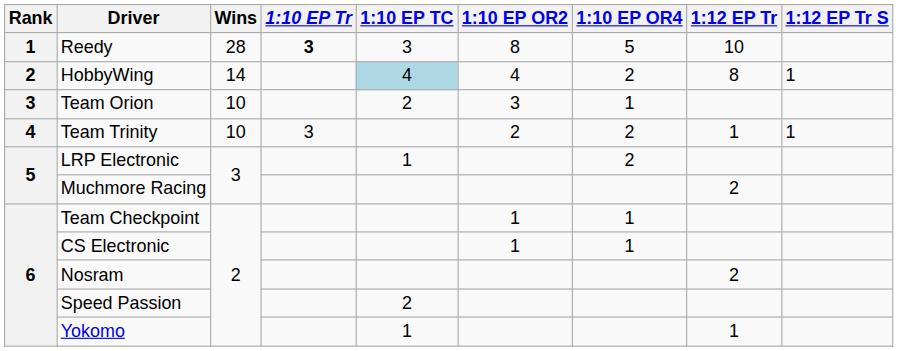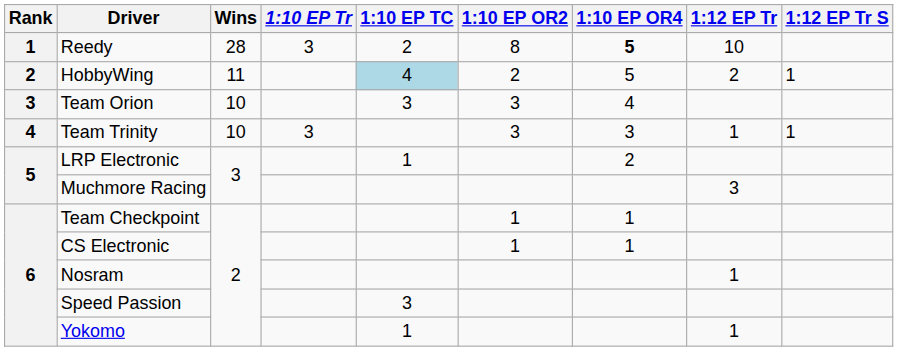(309, 47) bold -> (309, 47) normal
(407, 47) 3 -> (407, 47) 2
(629, 47) normal -> (629, 47) bold
(236, 75) 14 -> (236, 75) 11
(515, 75) 4 -> (515, 75) 2
(629, 75) 2 -> (629, 75) 5
(734, 75) 8 -> (734, 75) 2
(407, 103) 2 -> (407, 103) 3
(629, 103) 1 -> (629, 103) 4
(515, 132) 2 -> (515, 132) 3
(629, 132) 2 -> (629, 132) 3
(734, 189) 2 -> (734, 189) 3
(734, 274) 2 -> (734, 274) 1
(407, 302) 2 -> (407, 302) 3
